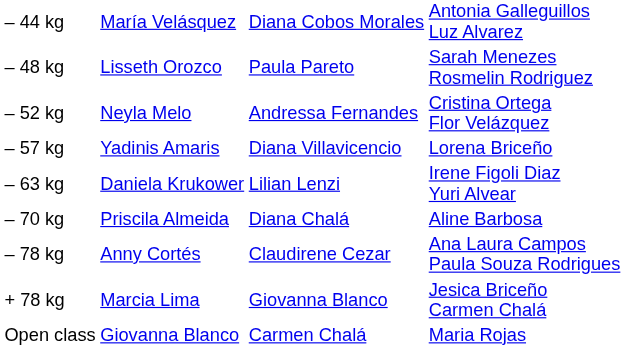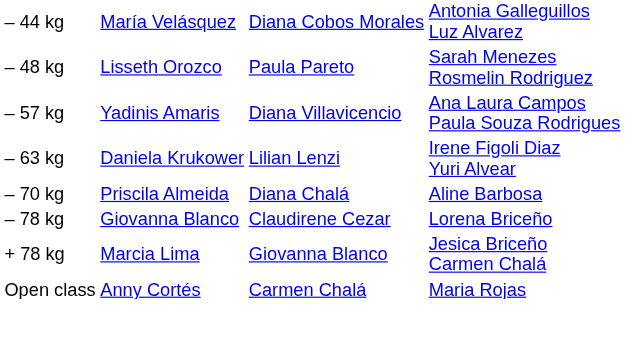- row: (34, 113)
(491, 148) Lorena Briceño -> (525, 113) Ana Laura Campos Paula Souza Rodrigues
(150, 254) Anny Cortés -> (170, 219) Giovanna Blanco
(525, 254) Ana Laura Campos Paula Souza Rodrigues -> (491, 219) Lorena Briceño
(170, 335) Giovanna Blanco -> (150, 289) Anny Cortés
